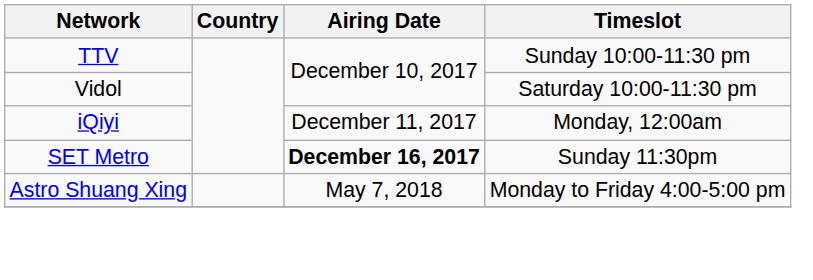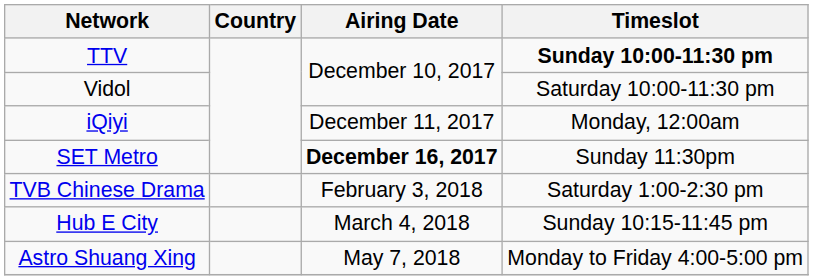(638, 55) normal -> (655, 55) bold
+ row: (107, 190)
+ row: (107, 223)
